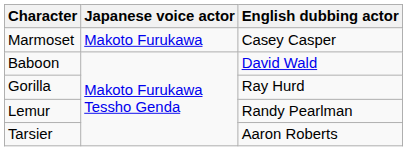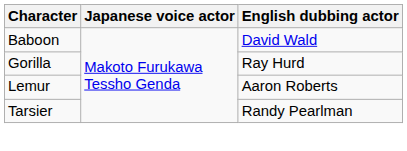- row: (41, 39)
(297, 110) Randy Pearlman -> (290, 87) Aaron Roberts
(290, 134) Aaron Roberts -> (297, 110) Randy Pearlman
